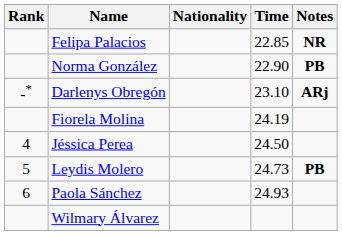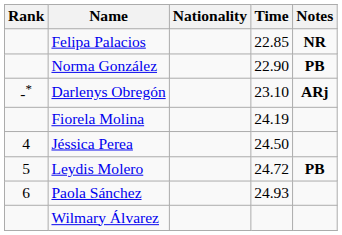(272, 168) 24.73 -> (272, 168) 24.72
